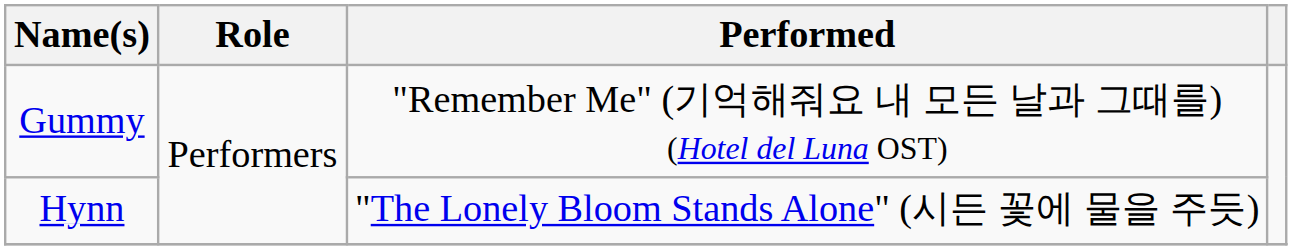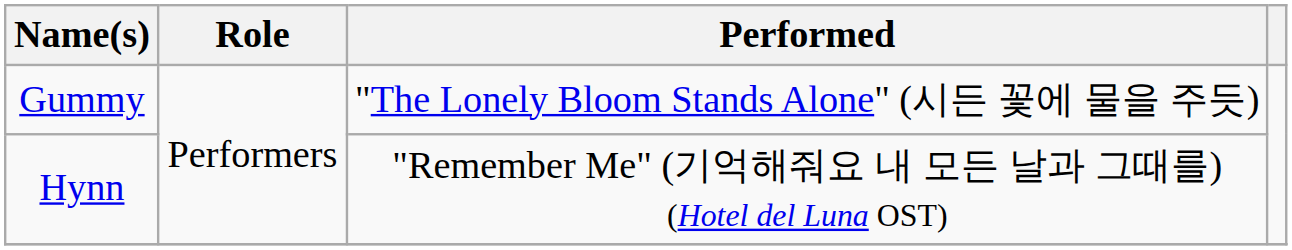(807, 121) "Remember Me" (기억해줘요 내 모든 날과 그때를) (Hotel del Luna OST) -> (807, 97) "The Lonely Bloom Stands Alone" (시든 꽃에 물을 주듯)
(807, 208) "The Lonely Bloom Stands Alone" (시든 꽃에 물을 주듯) -> (807, 189) "Remember Me" (기억해줘요 내 모든 날과 그때를) (Hotel del Luna OST)
